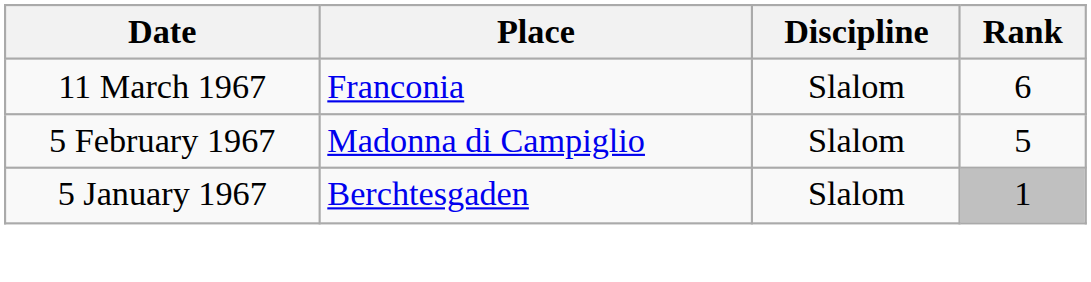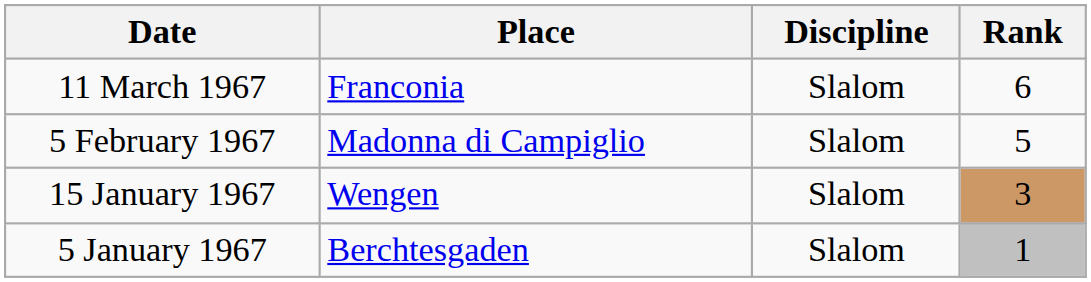+ row: (162, 194)
